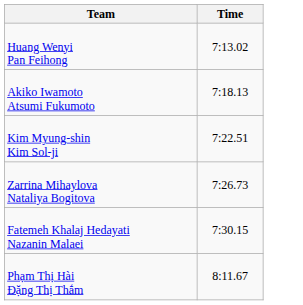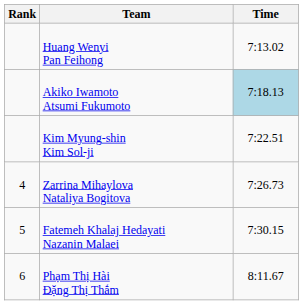+ column: (22, 14)
(230, 92) no background -> (266, 92) lightblue background
